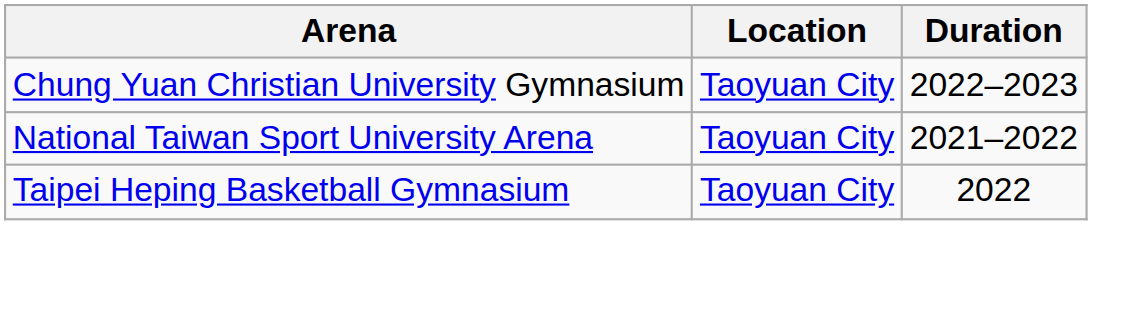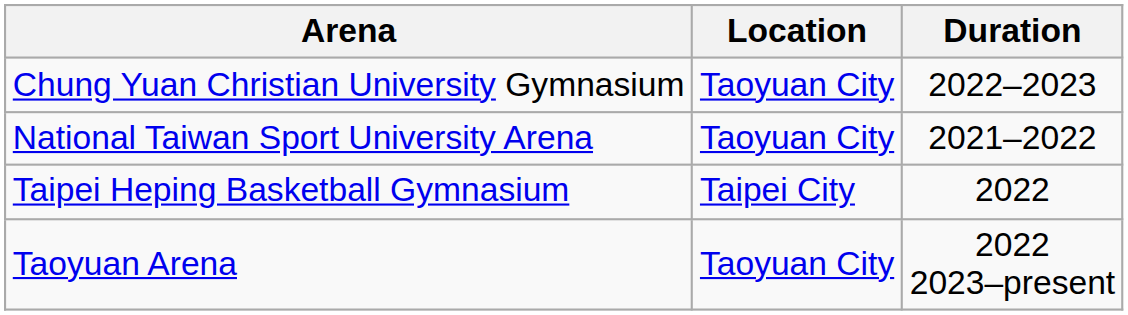(797, 191) Taoyuan City -> (777, 191) Taipei City
+ row: (125, 263)
